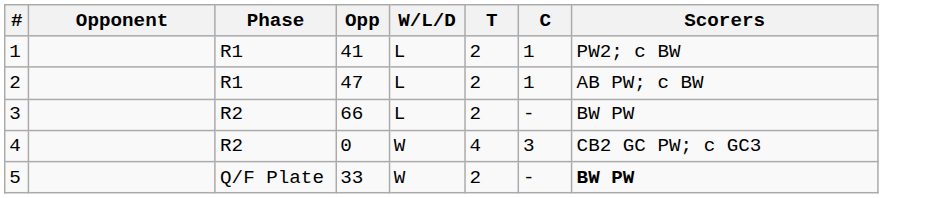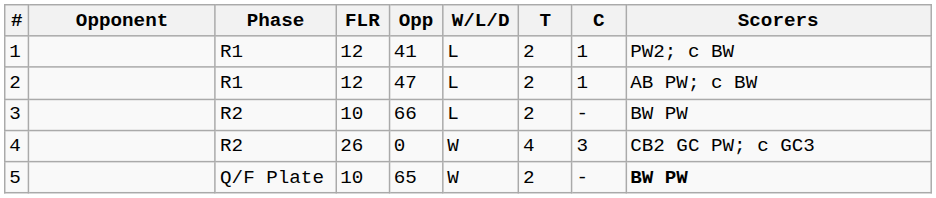+ column: (362, 20)
(352, 177) 33 -> (405, 177) 65
